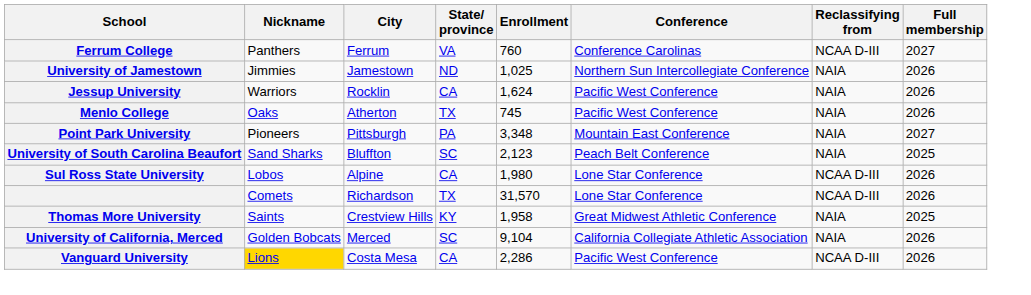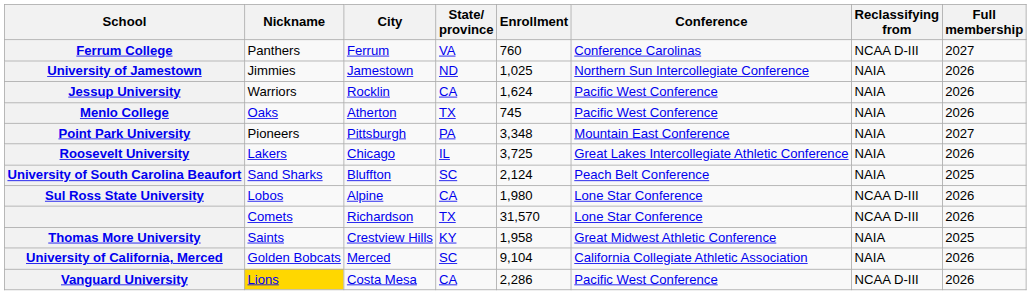+ row: (124, 154)
(516, 154) 2,123 -> (516, 175) 2,124
